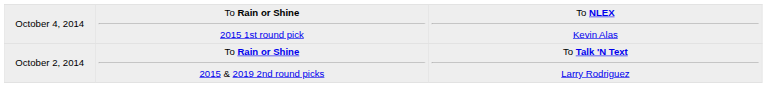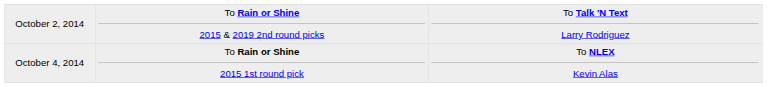rows swapped: (50, 63) <-> (50, 24)
